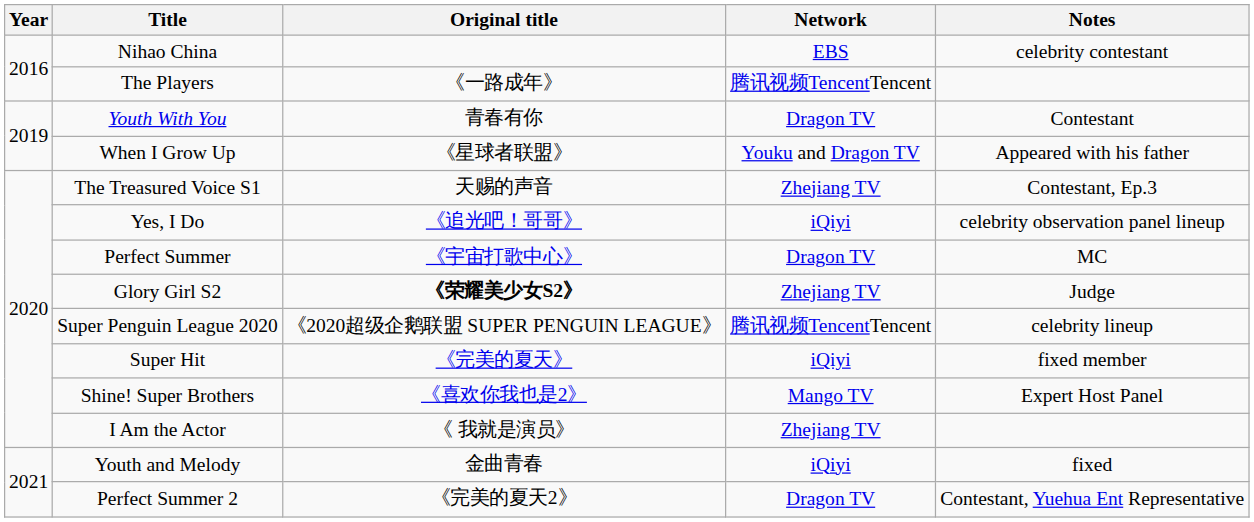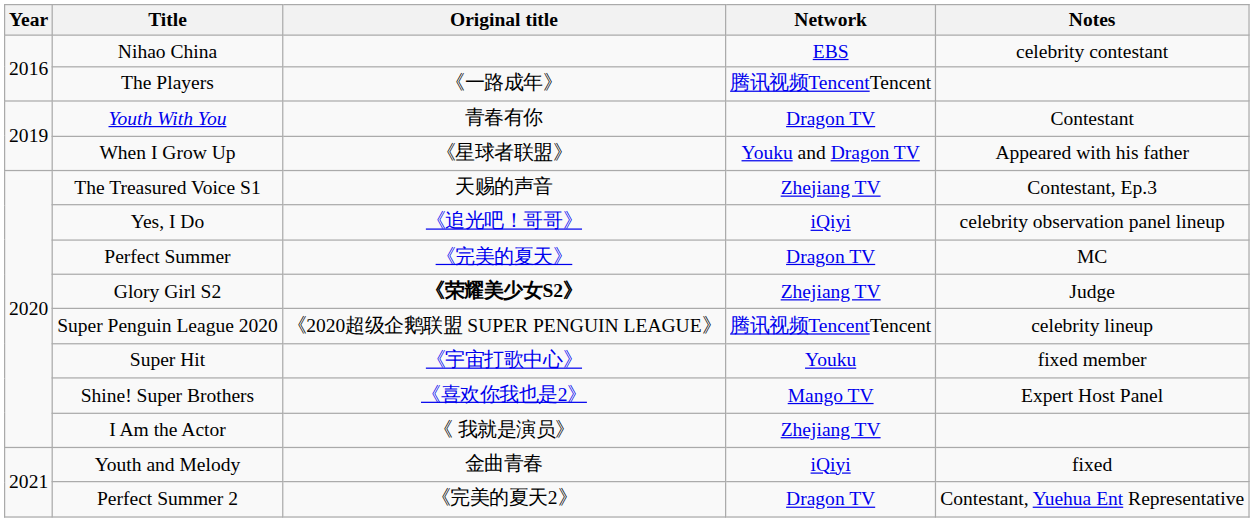(504, 256) 《宇宙打歌中心》 -> (504, 256) 《完美的夏天》
(504, 360) 《完美的夏天》 -> (504, 360) 《宇宙打歌中心》
(831, 360) iQiyi -> (831, 360) Youku
